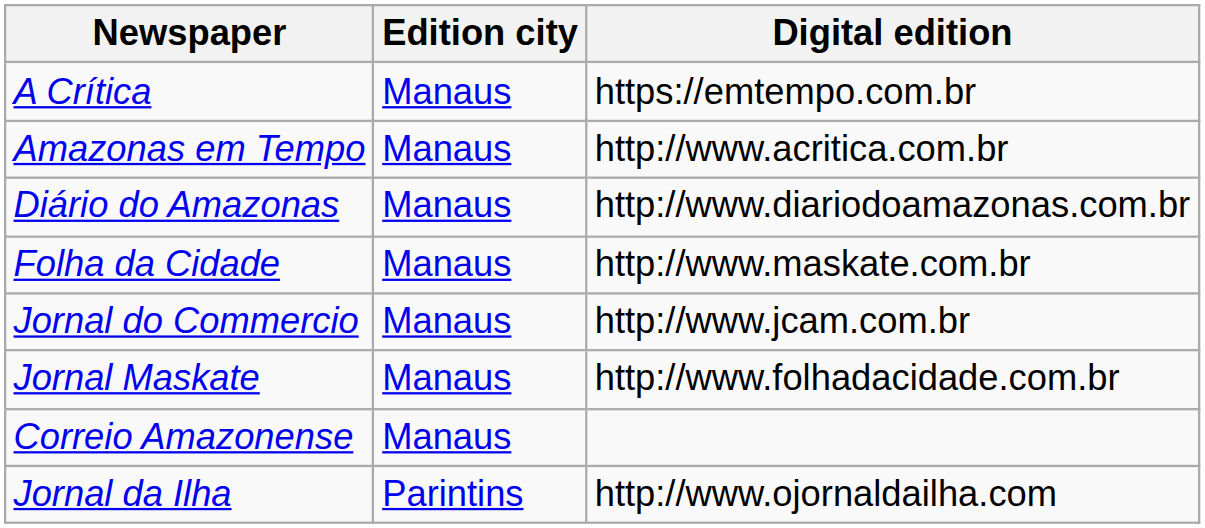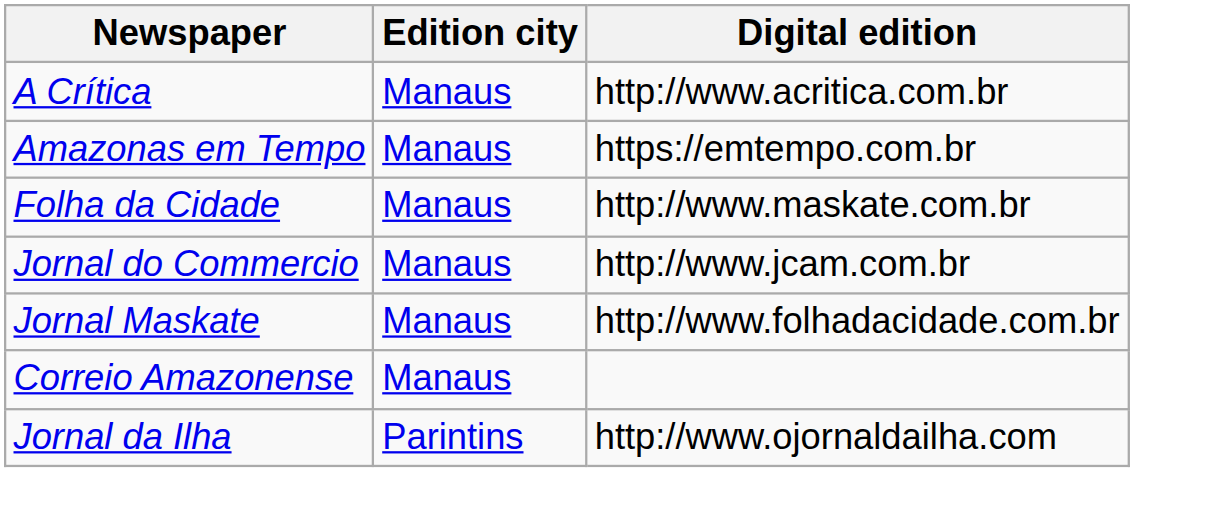(785, 90) https://emtempo.com.br -> (802, 90) http://www.acritica.com.br
(802, 148) http://www.acritica.com.br -> (785, 148) https://emtempo.com.br
- row: (176, 206)
